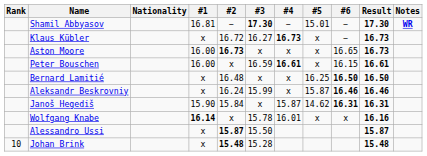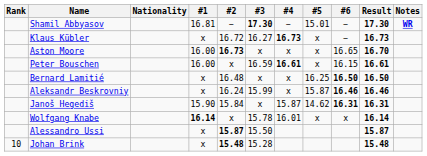(377, 51) 16.73 -> (377, 51) 16.70
(377, 118) 16.16 -> (377, 118) 16.14
